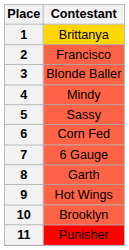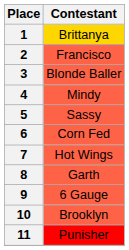(84, 154) 6 Gauge -> (84, 154) Hot Wings
(84, 194) Hot Wings -> (84, 194) 6 Gauge
